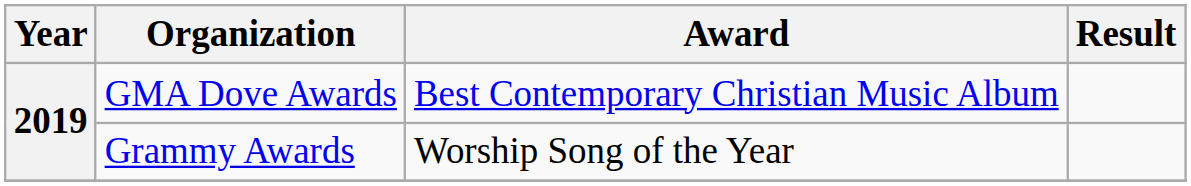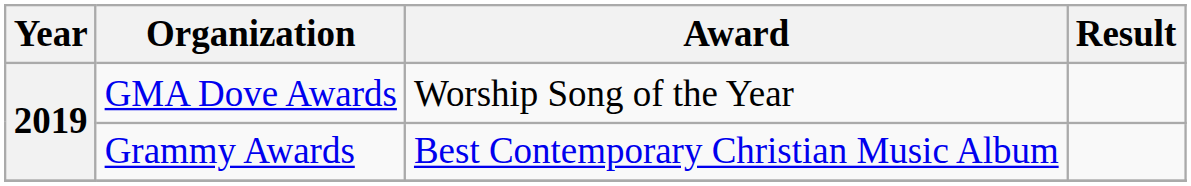(736, 92) Best Contemporary Christian Music Album -> (604, 92) Worship Song of the Year
(604, 151) Worship Song of the Year -> (736, 151) Best Contemporary Christian Music Album
